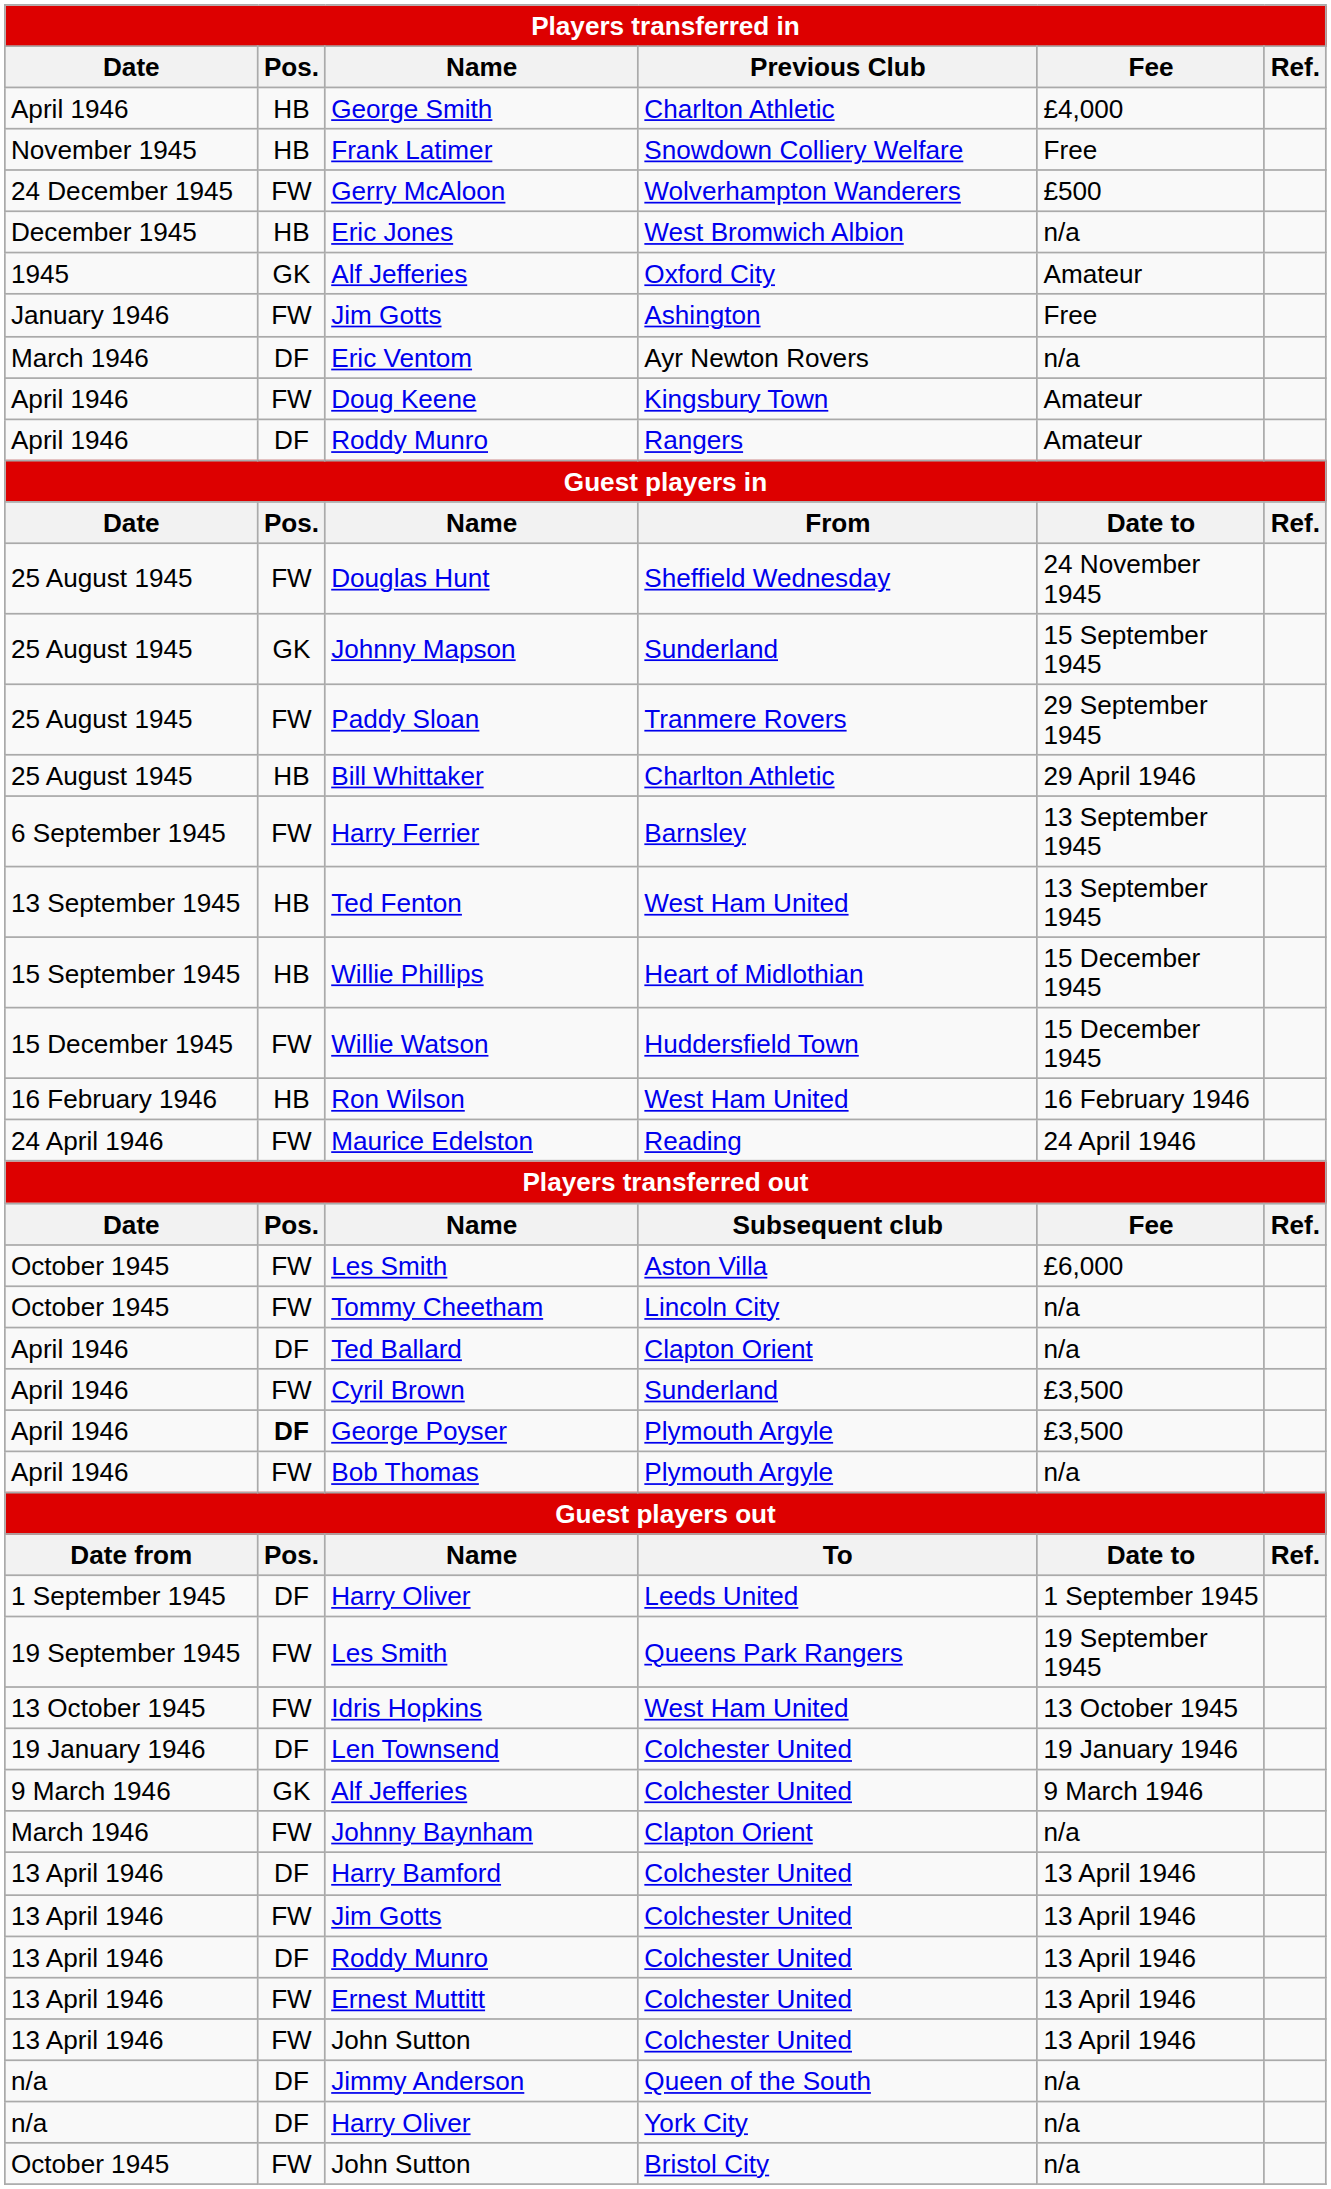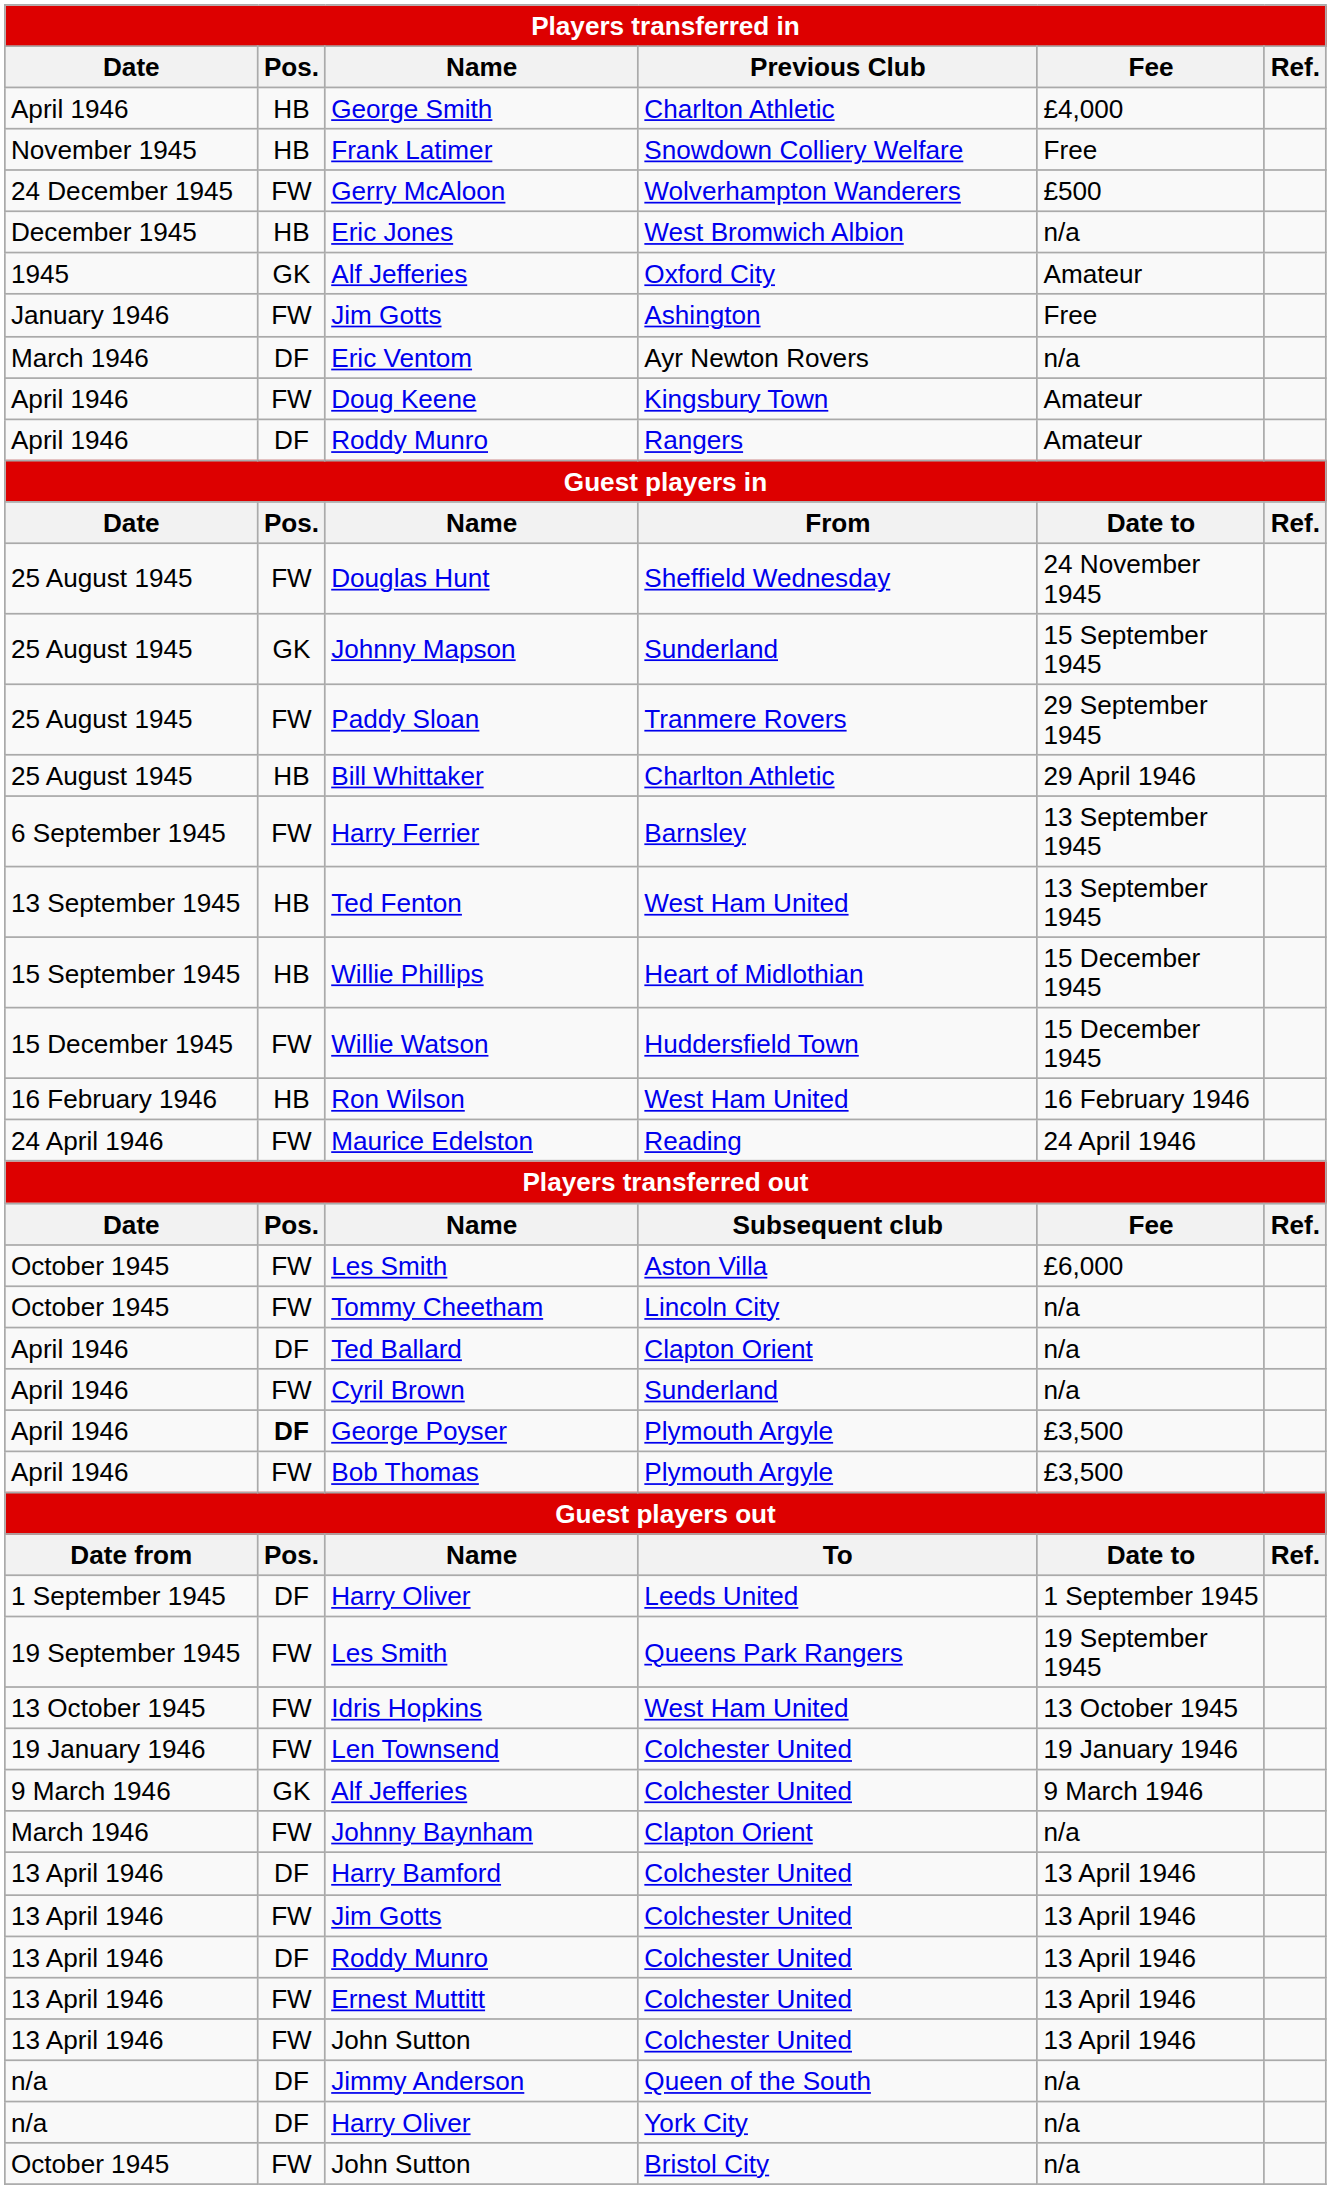(1083, 1389) £3,500 -> (1062, 1389) n/a
(1062, 1472) n/a -> (1083, 1472) £3,500
(291, 1750) DF -> (291, 1750) FW
